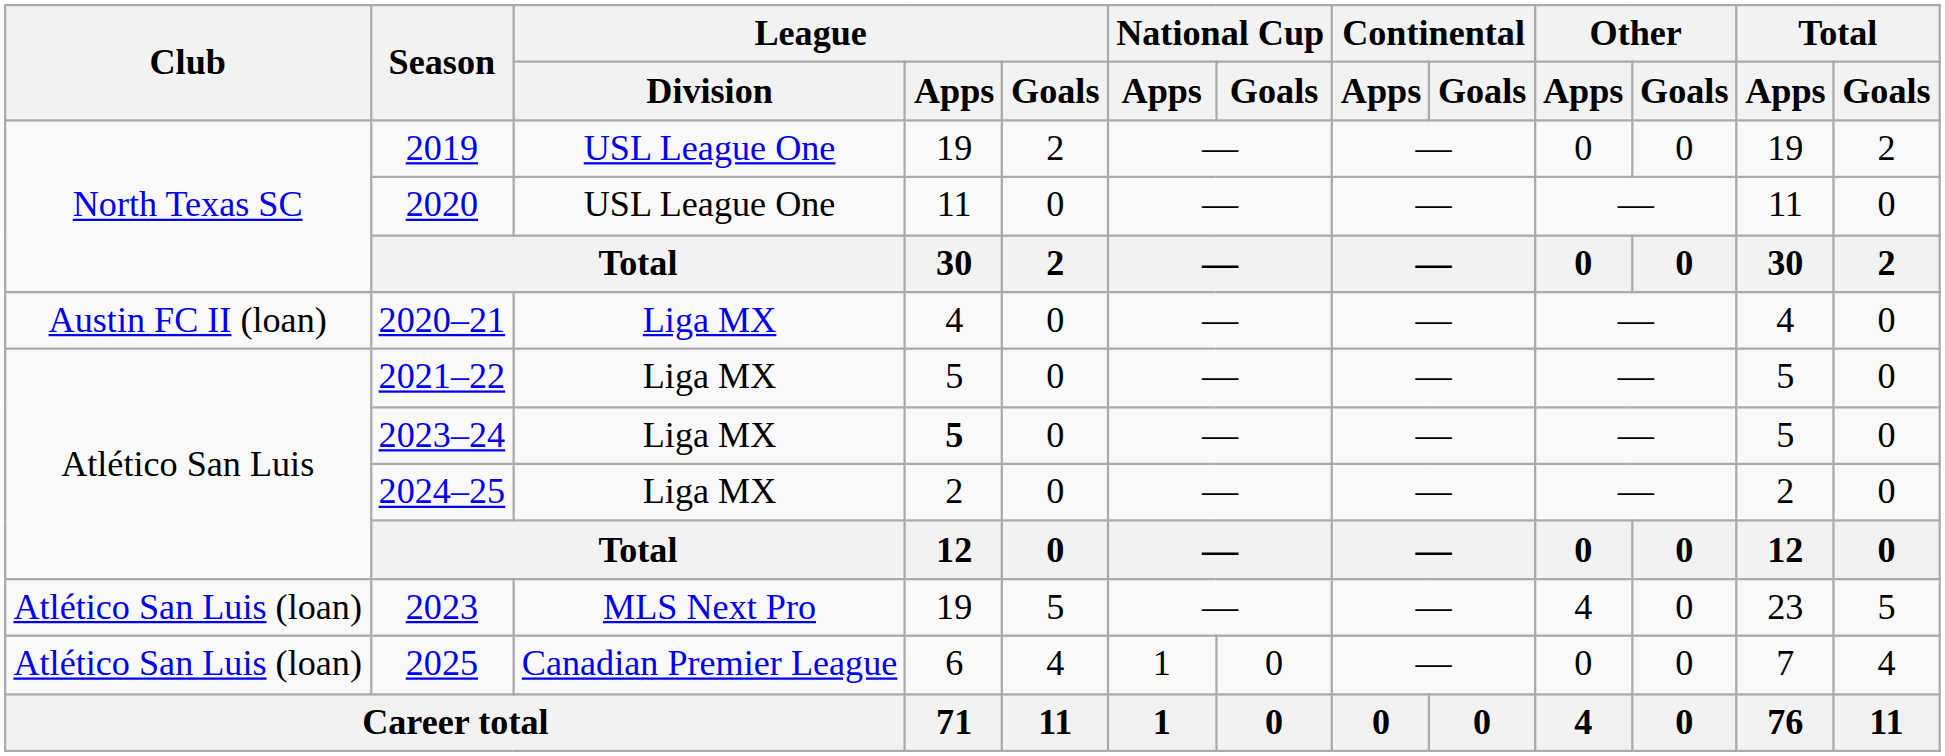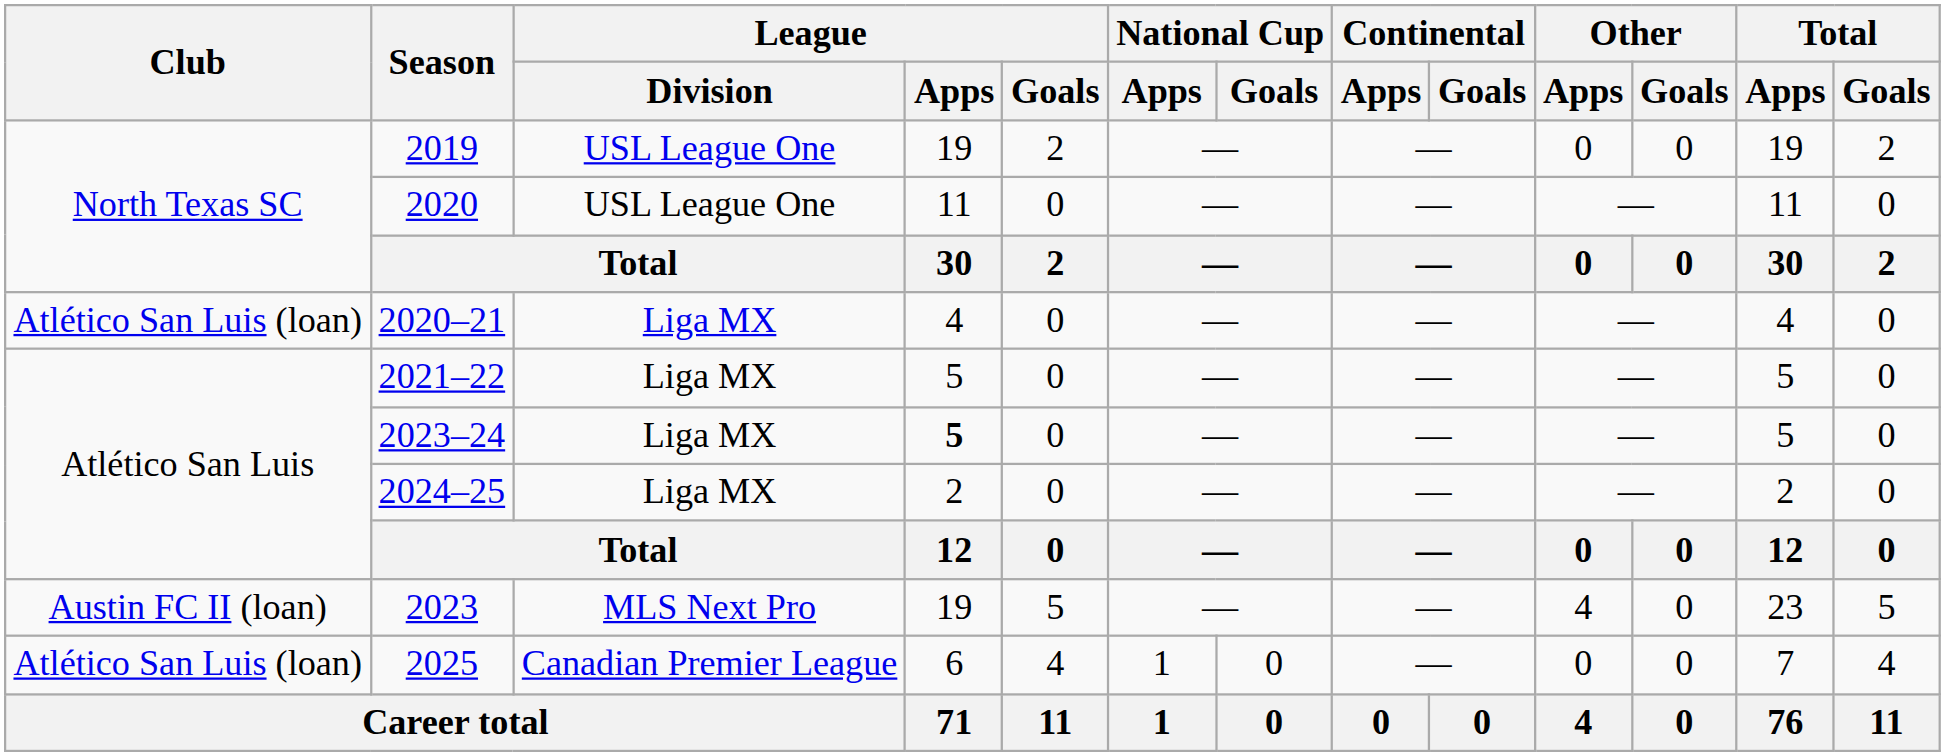(188, 319) Austin FC II (loan) -> (188, 319) Atlético San Luis (loan)
(188, 606) Atlético San Luis (loan) -> (188, 606) Austin FC II (loan)
